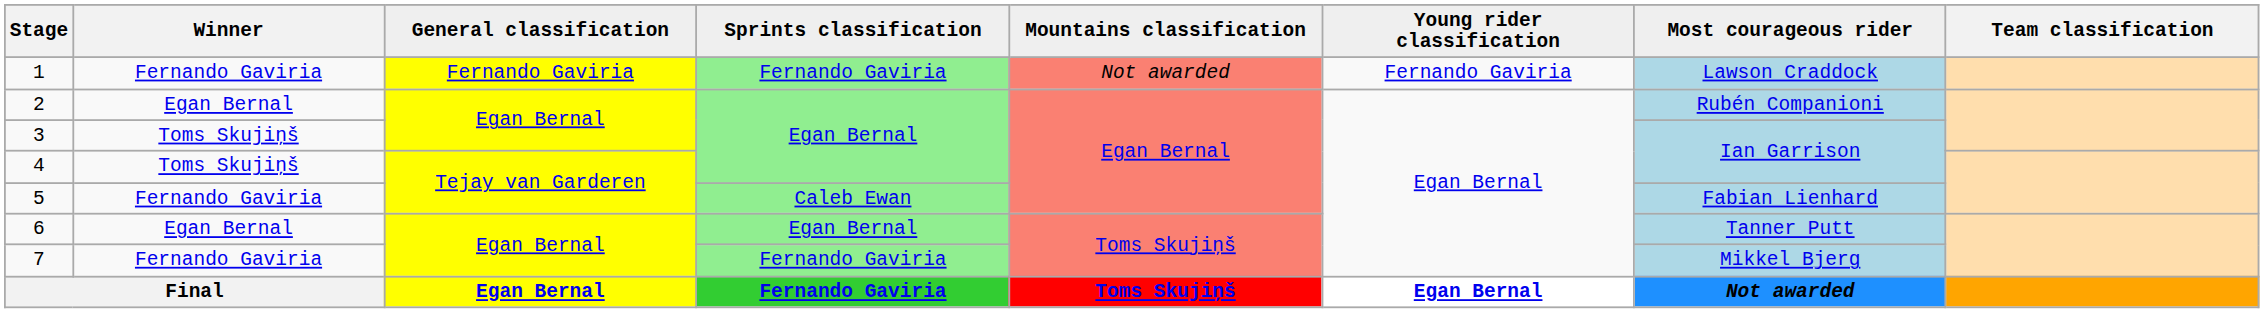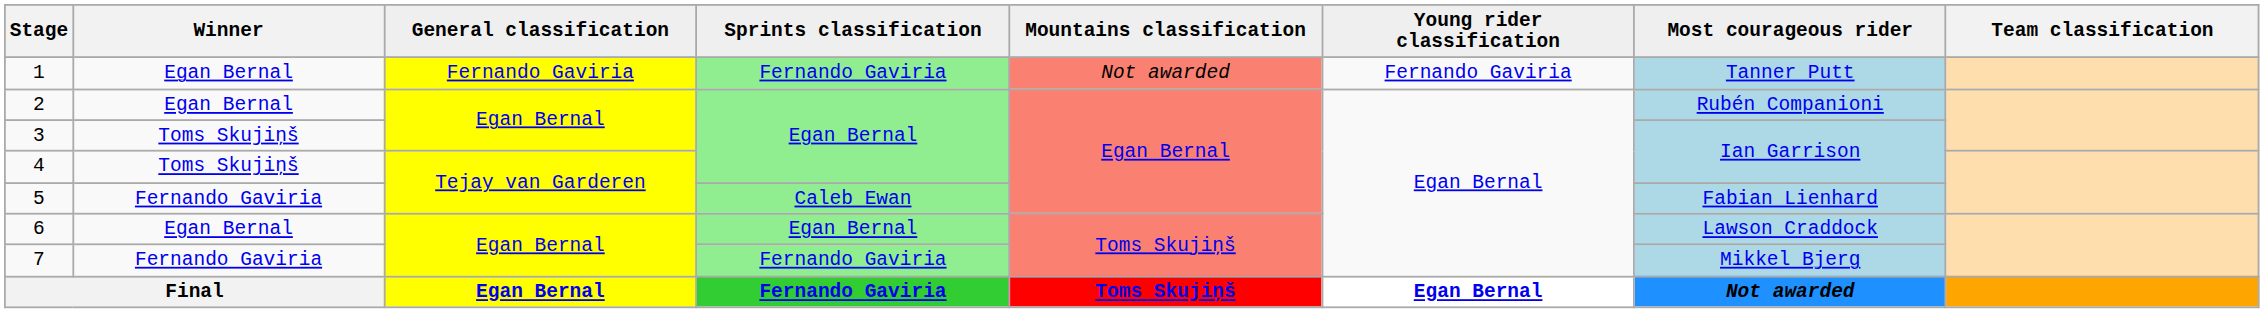(229, 73) Fernando Gaviria -> (229, 73) Egan Bernal
(1790, 73) Lawson Craddock -> (1790, 73) Tanner Putt
(1790, 229) Tanner Putt -> (1790, 229) Lawson Craddock
